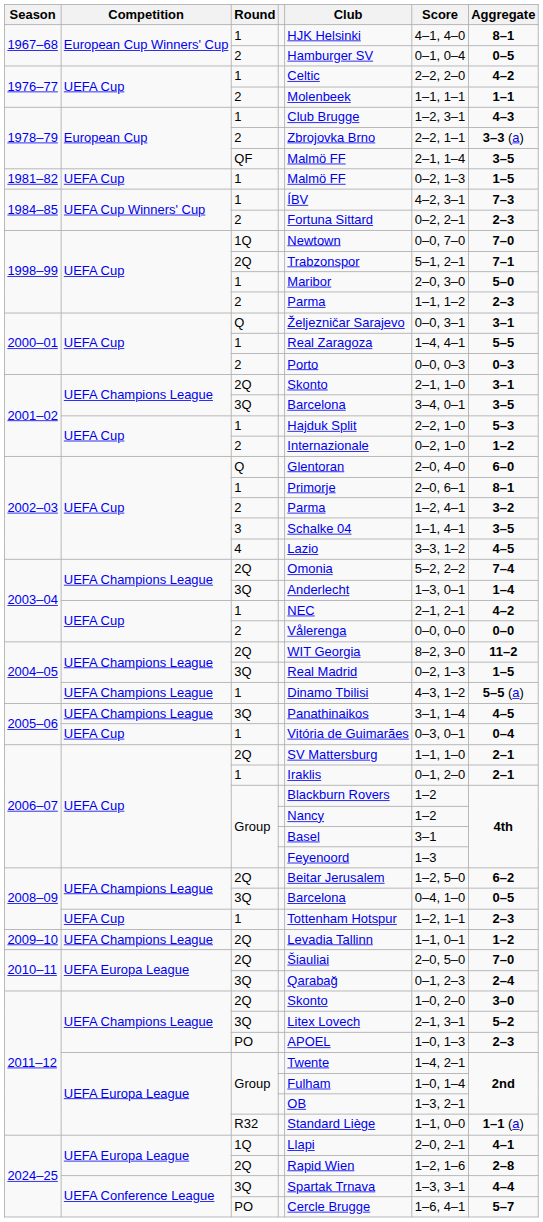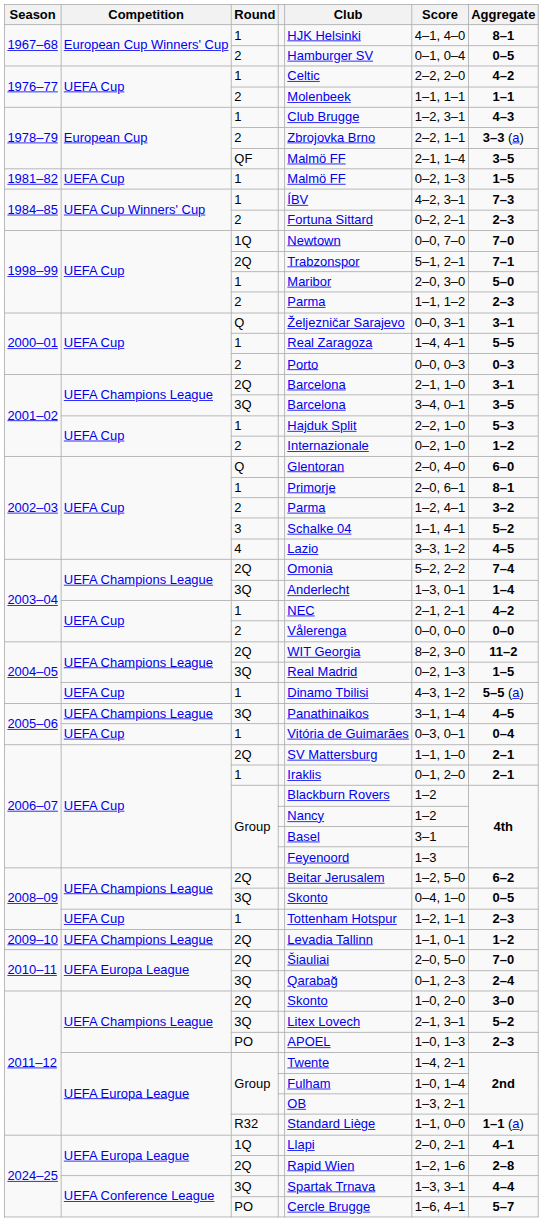(308, 384) Skonto -> (317, 384) Barcelona
(503, 528) 3–5 -> (503, 528) 5–2
(138, 693) UEFA Champions League -> (94, 693) UEFA Cup
(317, 898) Barcelona -> (308, 898) Skonto
